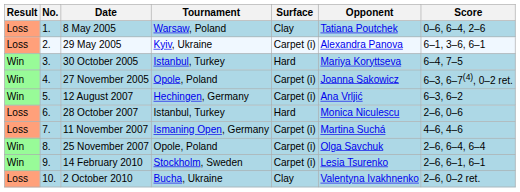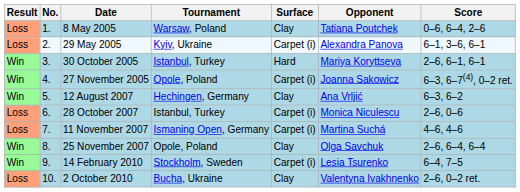(443, 61) 6–4, 7–5 -> (454, 61) 2–6, 6–1, 6–1
(295, 96) Carpet (i) -> (284, 96) Clay
(285, 113) Hard -> (295, 113) Carpet (i)
(295, 145) Carpet (i) -> (284, 145) Clay
(454, 162) 2–6, 6–1, 6–1 -> (443, 162) 6–4, 7–5
